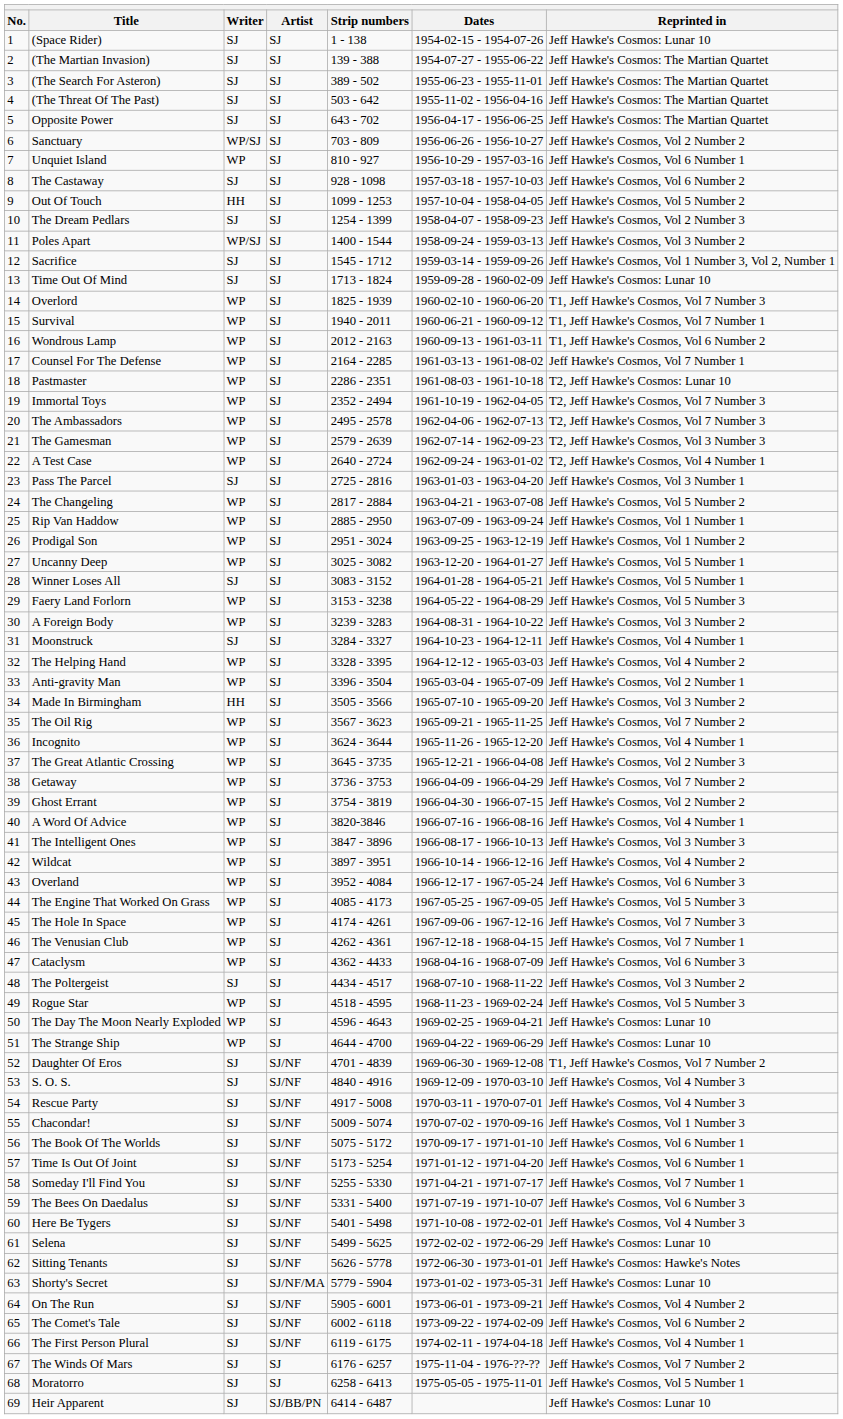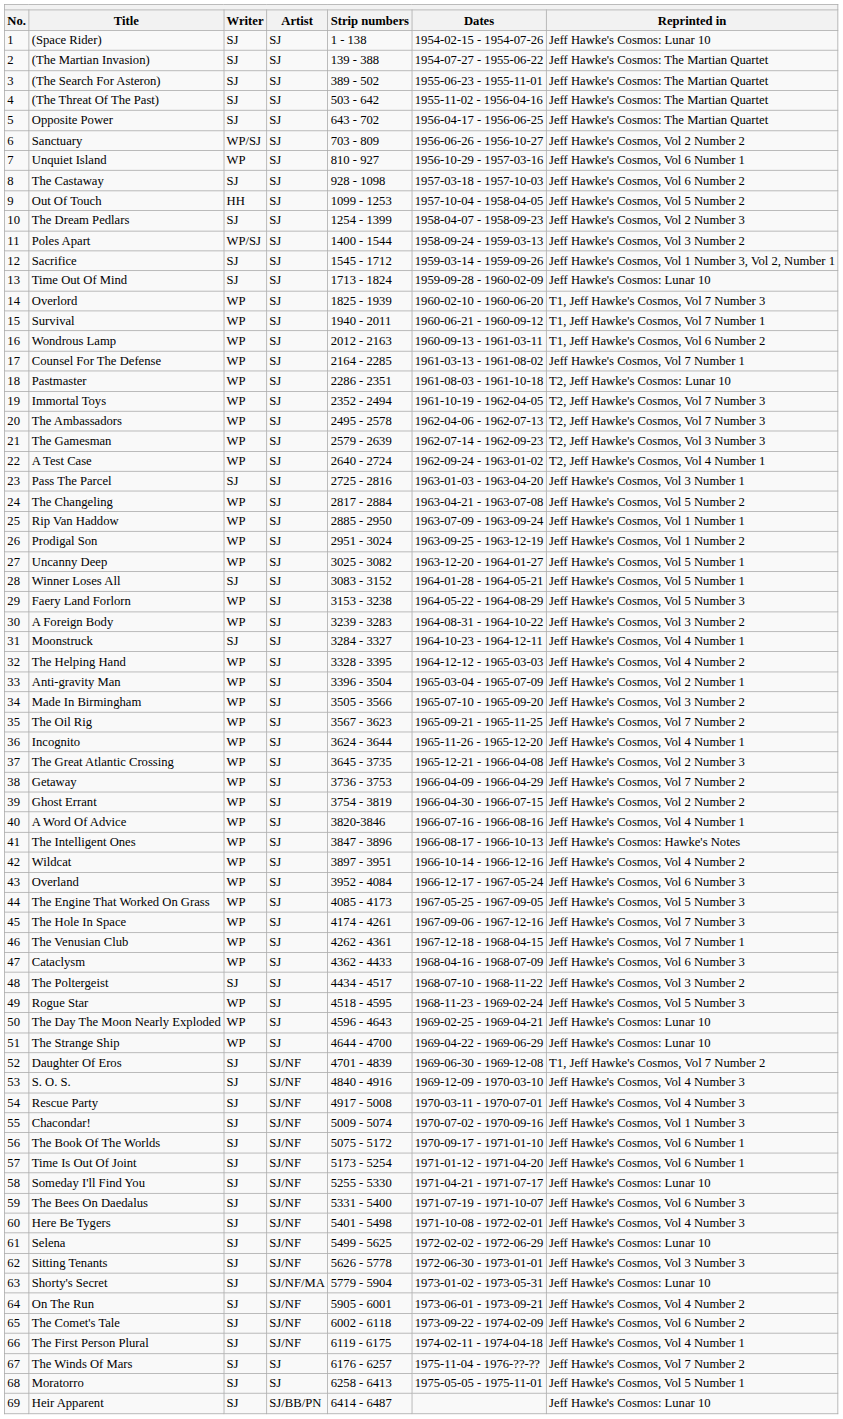(236, 701) HH -> (236, 701) WP
(647, 842) Jeff Hawke's Cosmos, Vol 3 Number 3 -> (645, 842) Jeff Hawke's Cosmos: Hawke's Notes
(647, 1183) Jeff Hawke's Cosmos, Vol 7 Number 1 -> (630, 1183) Jeff Hawke's Cosmos: Lunar 10
(645, 1263) Jeff Hawke's Cosmos: Hawke's Notes -> (647, 1263) Jeff Hawke's Cosmos, Vol 3 Number 3
